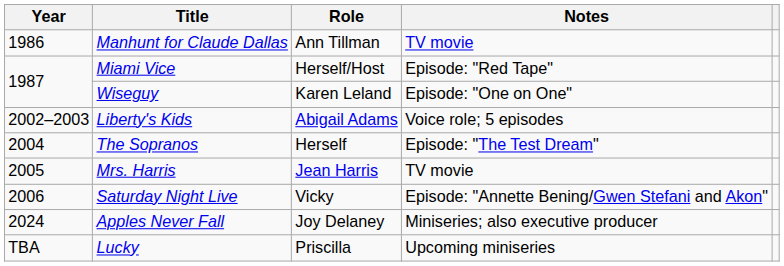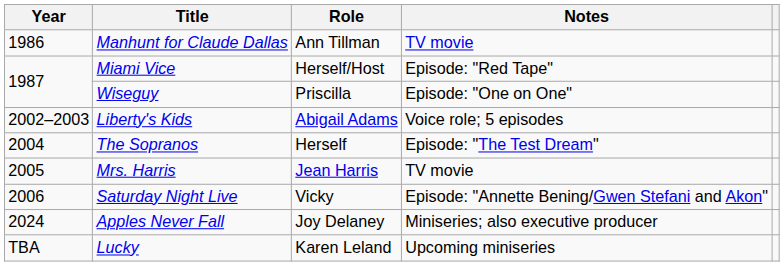(343, 94) Karen Leland -> (323, 94) Priscilla
(323, 247) Priscilla -> (343, 247) Karen Leland
